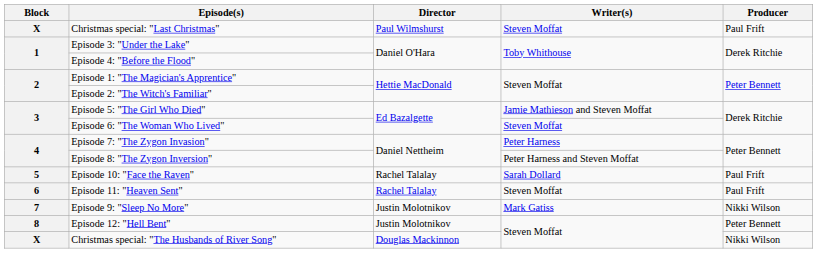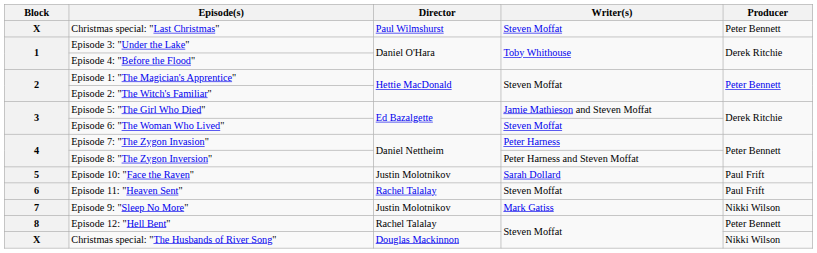(745, 28) Paul Frift -> (753, 28) Peter Bennett
(406, 175) Rachel Talalay -> (413, 175) Justin Molotnikov
(413, 223) Justin Molotnikov -> (406, 223) Rachel Talalay
